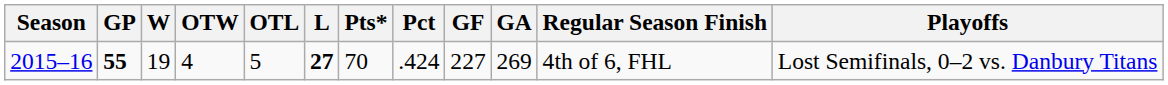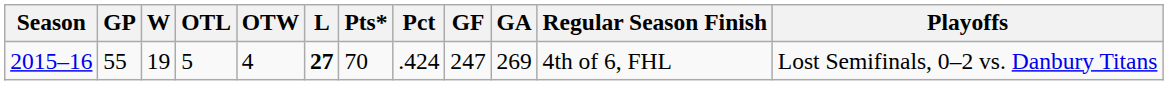columns swapped: (210, 23) <-> (274, 23)
(115, 60) bold -> (115, 60) normal
(468, 60) 227 -> (468, 60) 247
